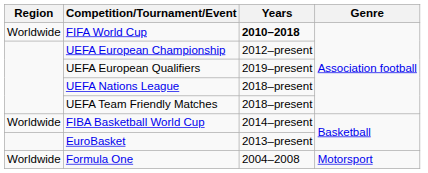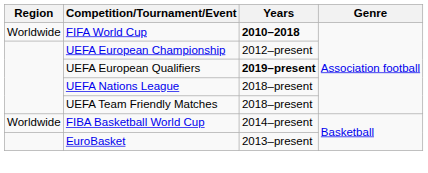(277, 68) normal -> (279, 68) bold
- row: (100, 159)
